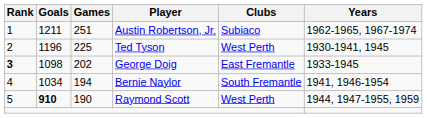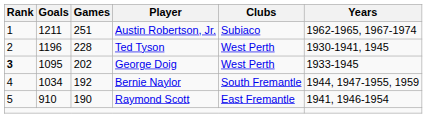(83, 47) 225 -> (83, 47) 228
(51, 64) 1098 -> (51, 64) 1095
(258, 64) East Fremantle -> (248, 64) West Perth
(83, 82) 194 -> (83, 82) 192
(348, 82) 1941, 1946-1954 -> (363, 82) 1944, 1947-1955, 1959
(48, 99) bold -> (48, 99) normal
(248, 99) West Perth -> (258, 99) East Fremantle
(363, 99) 1944, 1947-1955, 1959 -> (348, 99) 1941, 1946-1954
